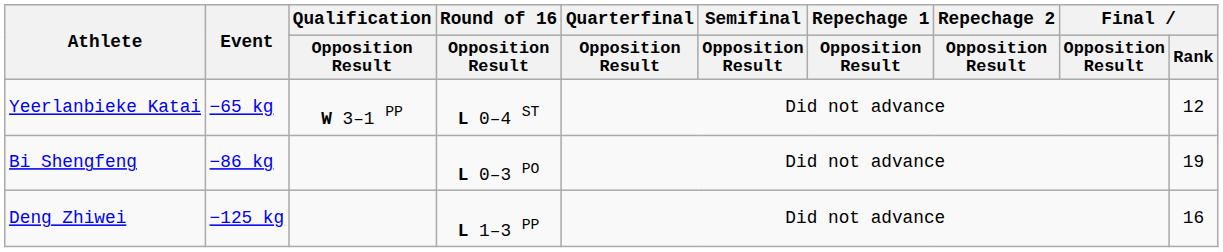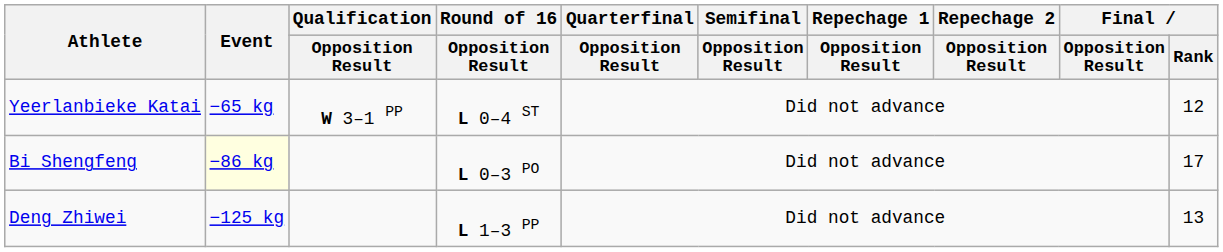(242, 162) no background -> (242, 162) lightyellow background
(1193, 162) 19 -> (1193, 162) 17
(1193, 218) 16 -> (1193, 218) 13
